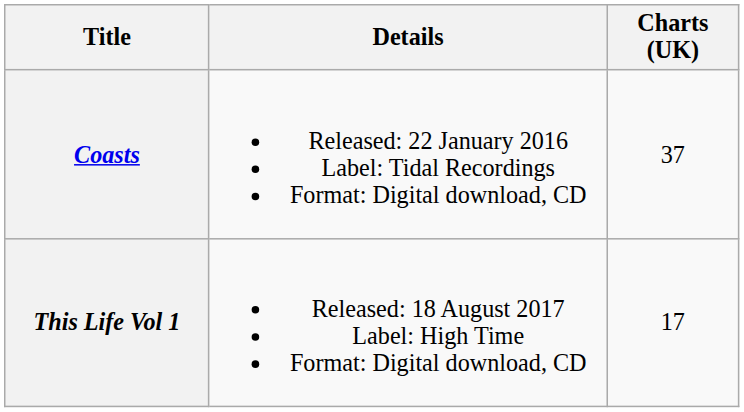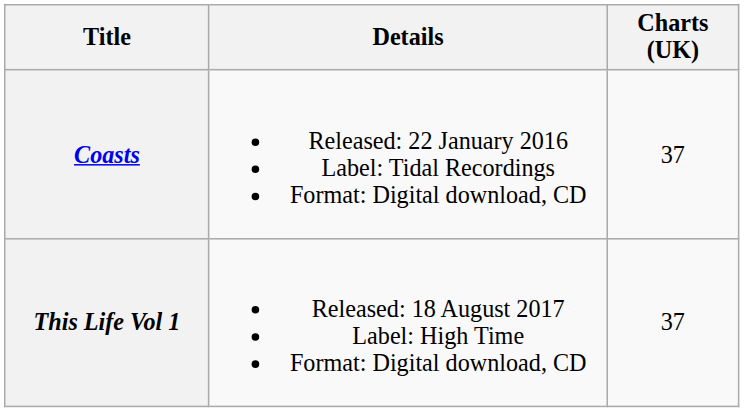(673, 322) 17 -> (673, 322) 37
